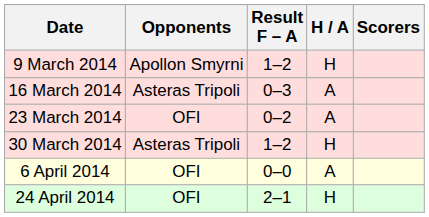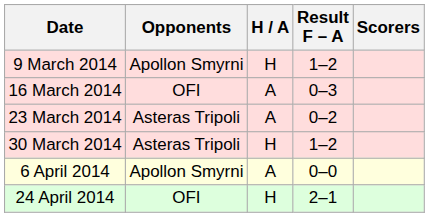columns swapped: (330, 27) <-> (277, 27)
(186, 90) Asteras Tripoli -> (186, 90) OFI
(186, 117) OFI -> (186, 117) Asteras Tripoli
(186, 171) OFI -> (186, 171) Apollon Smyrni
